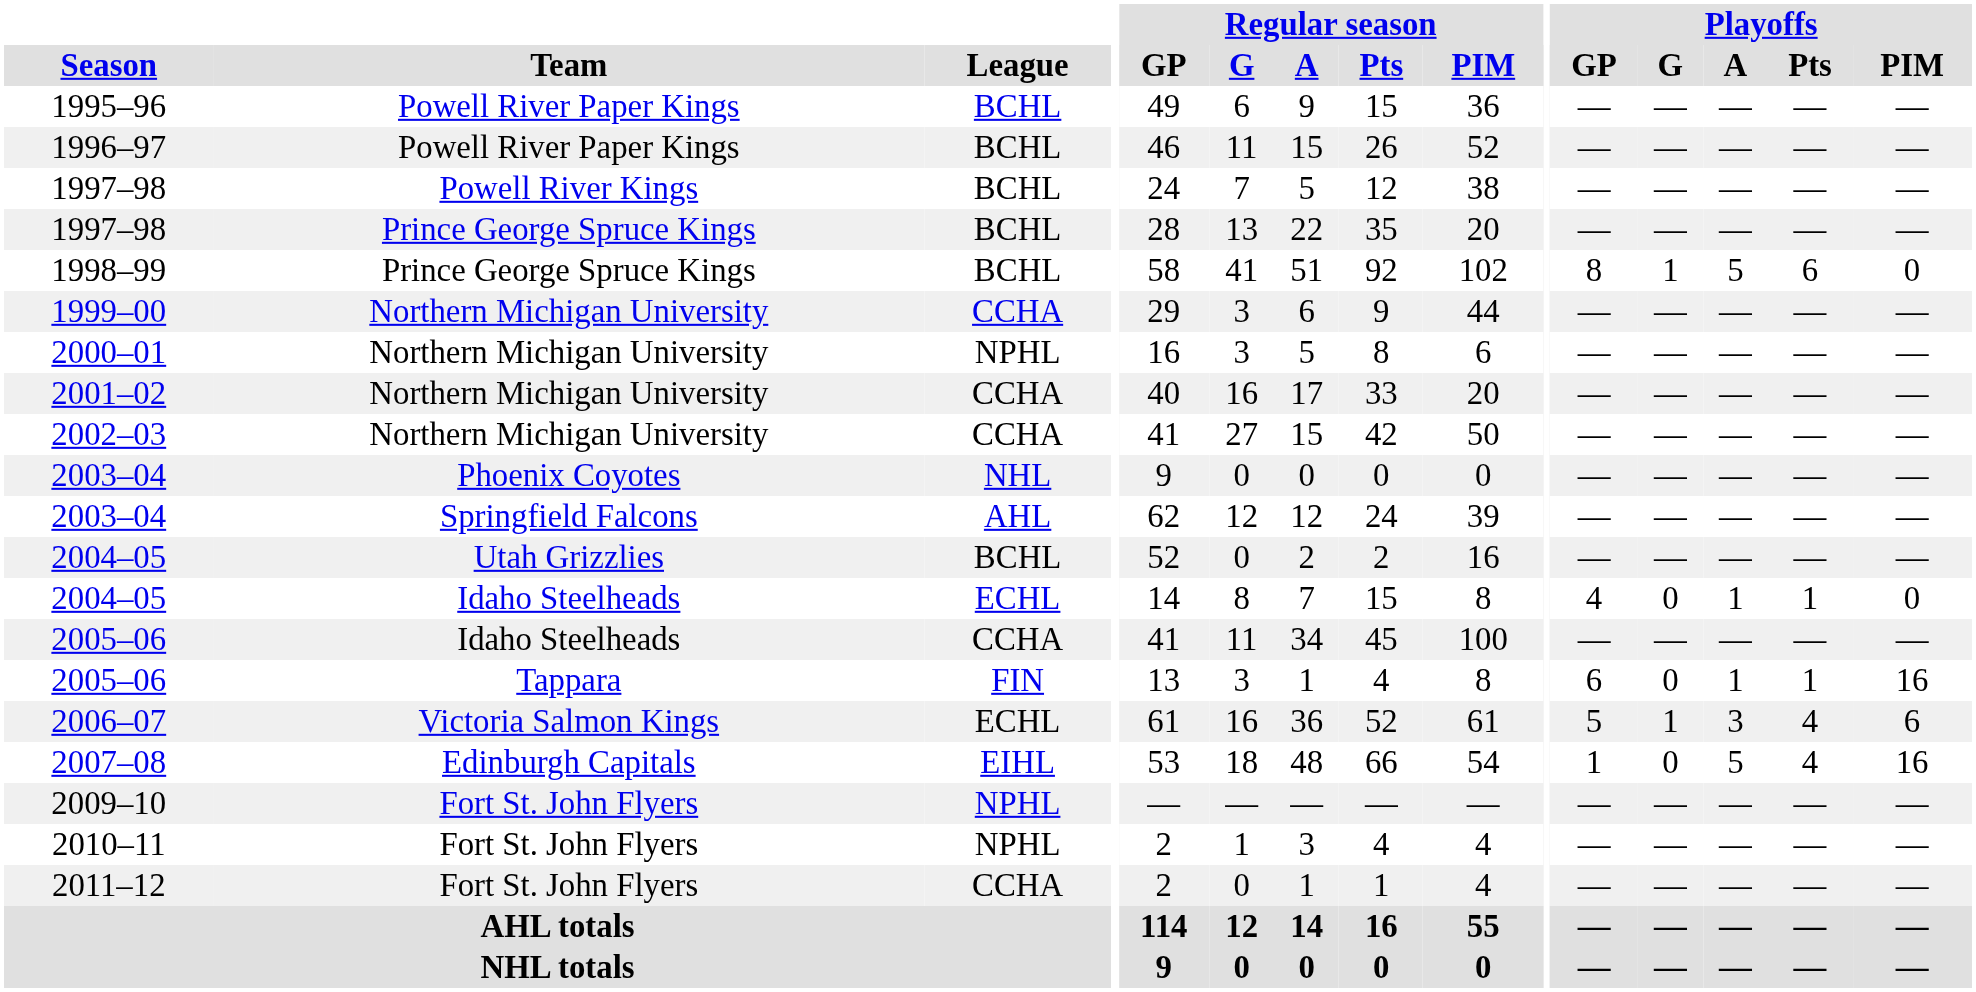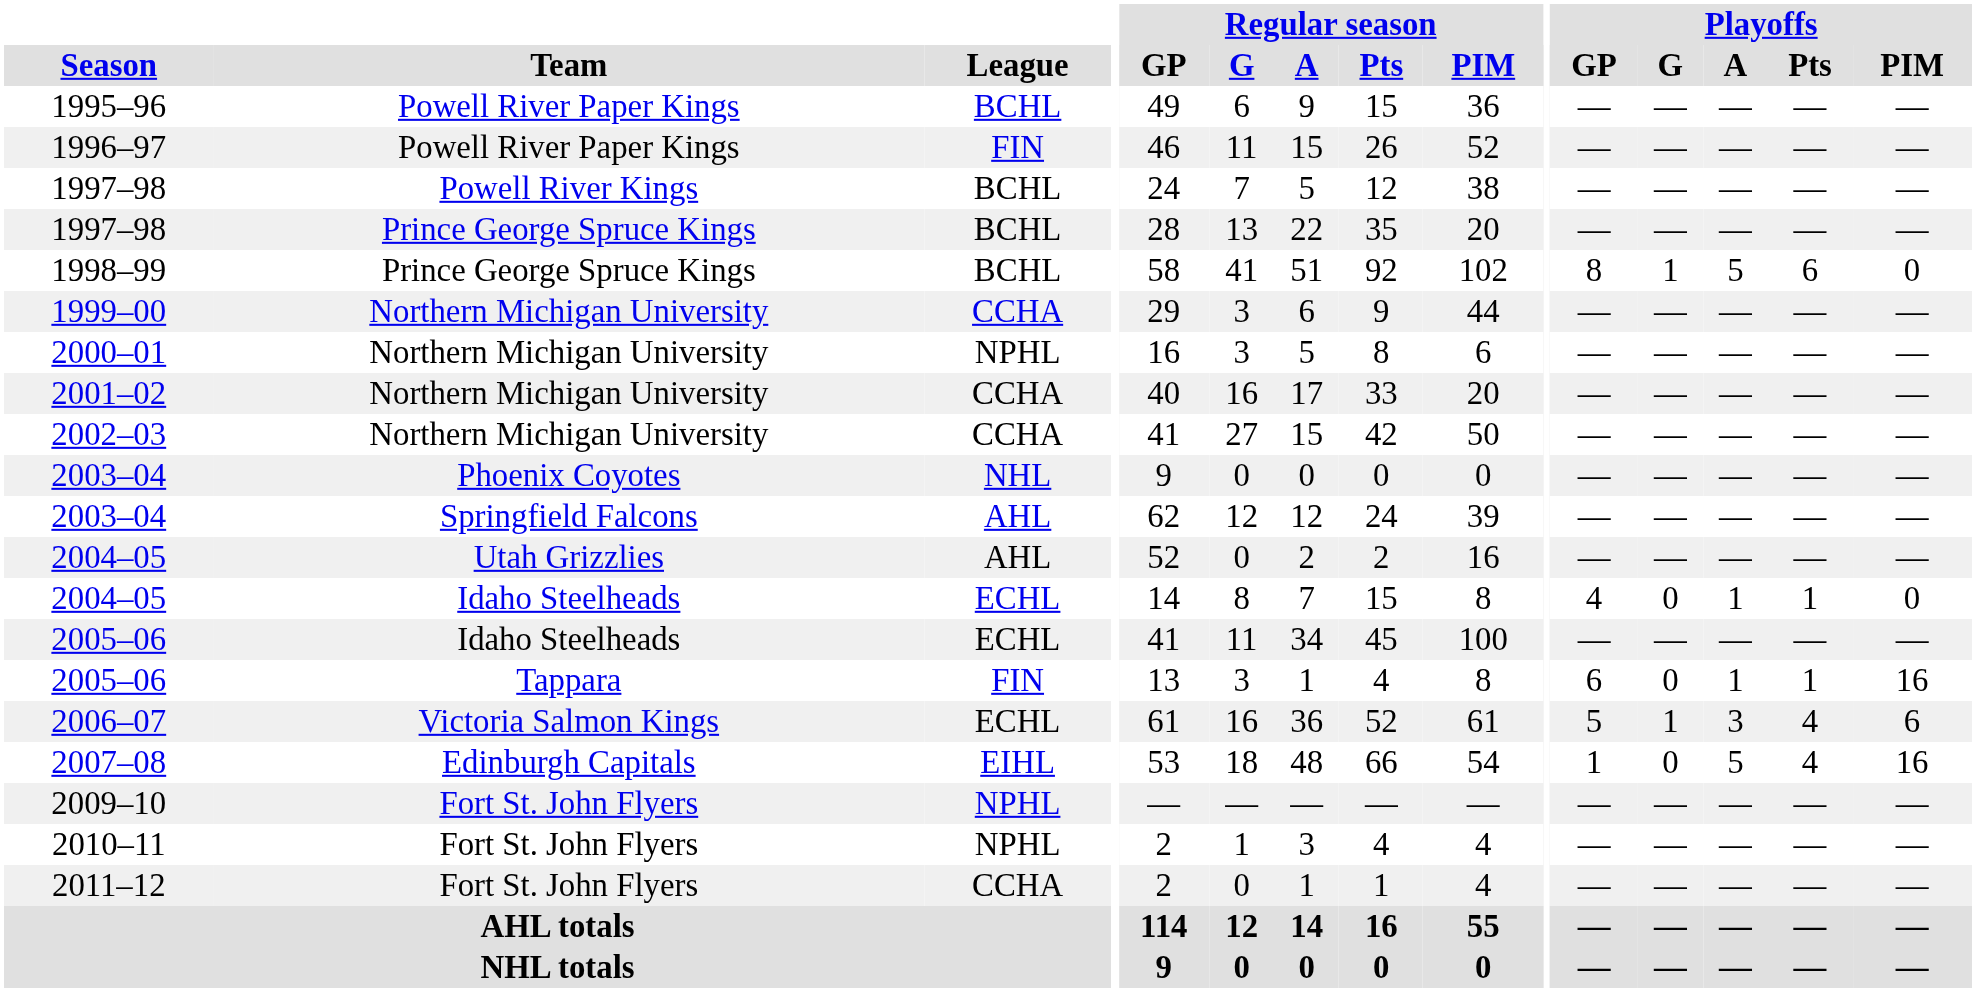(1018, 146) BCHL -> (1018, 146) FIN
(1018, 556) BCHL -> (1018, 556) AHL
(1018, 638) CCHA -> (1018, 638) ECHL
